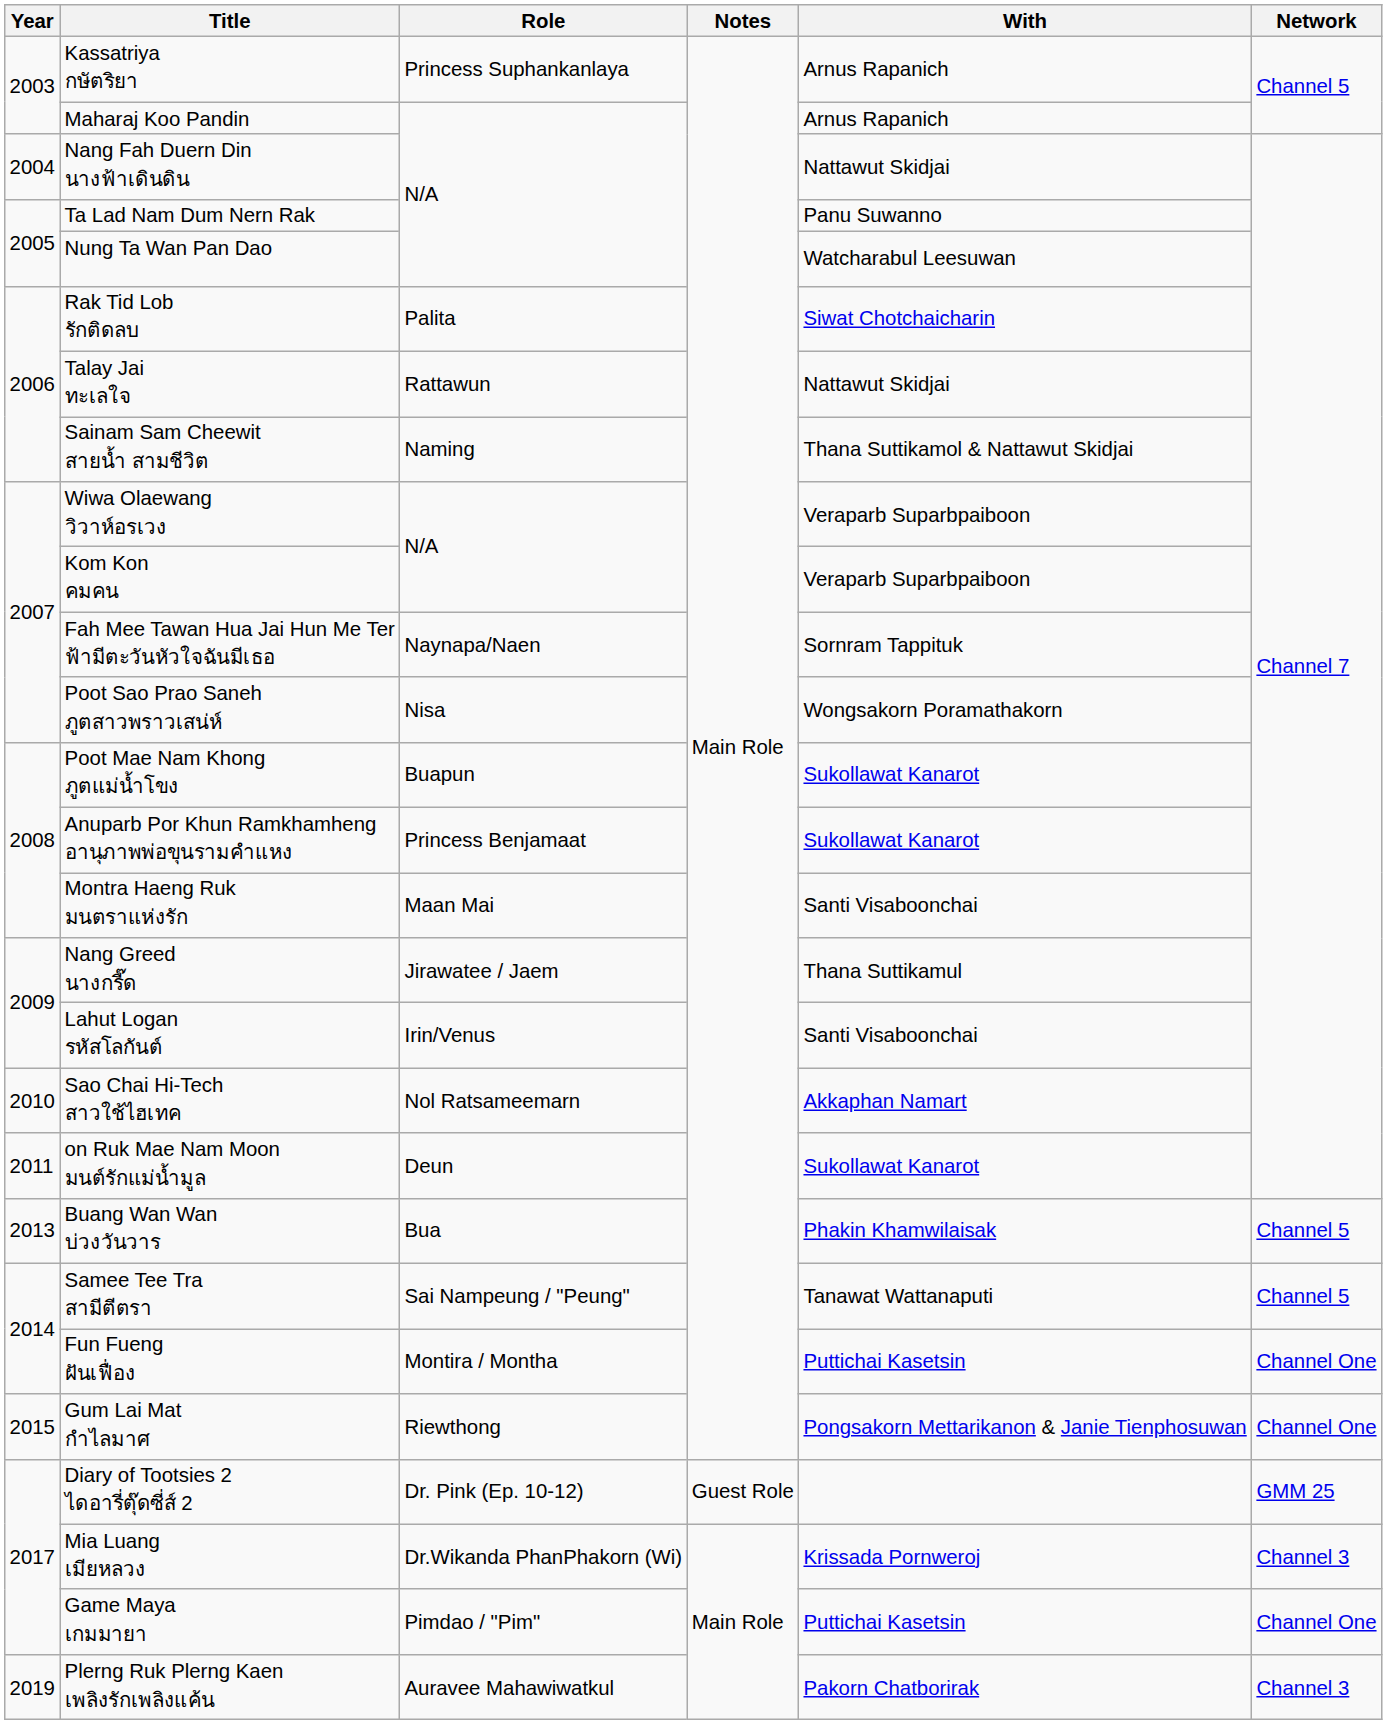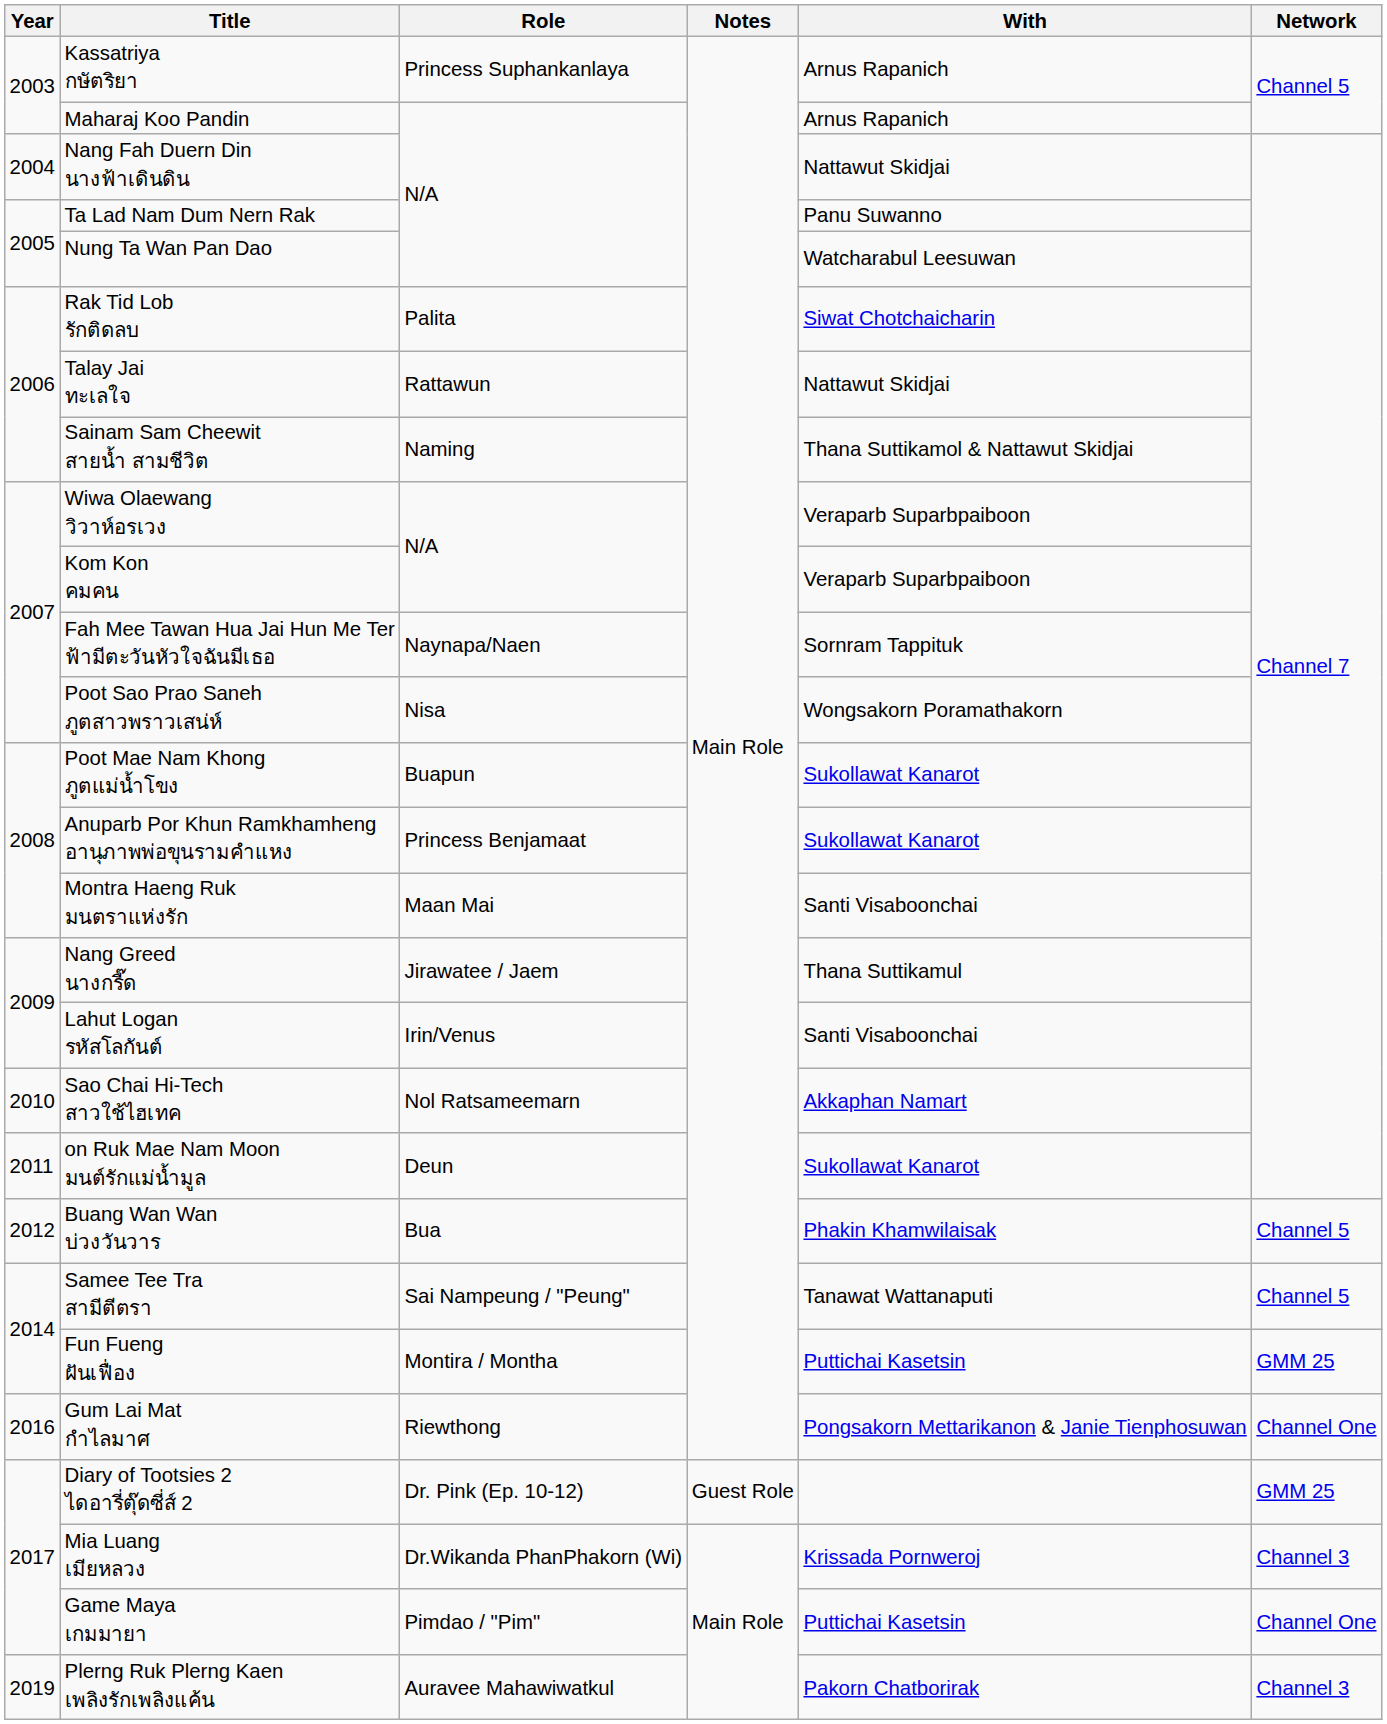(32, 1231) 2013 -> (32, 1231) 2012
(1316, 1361) Channel One -> (1295, 1361) GMM 25
(32, 1426) 2015 -> (32, 1426) 2016
